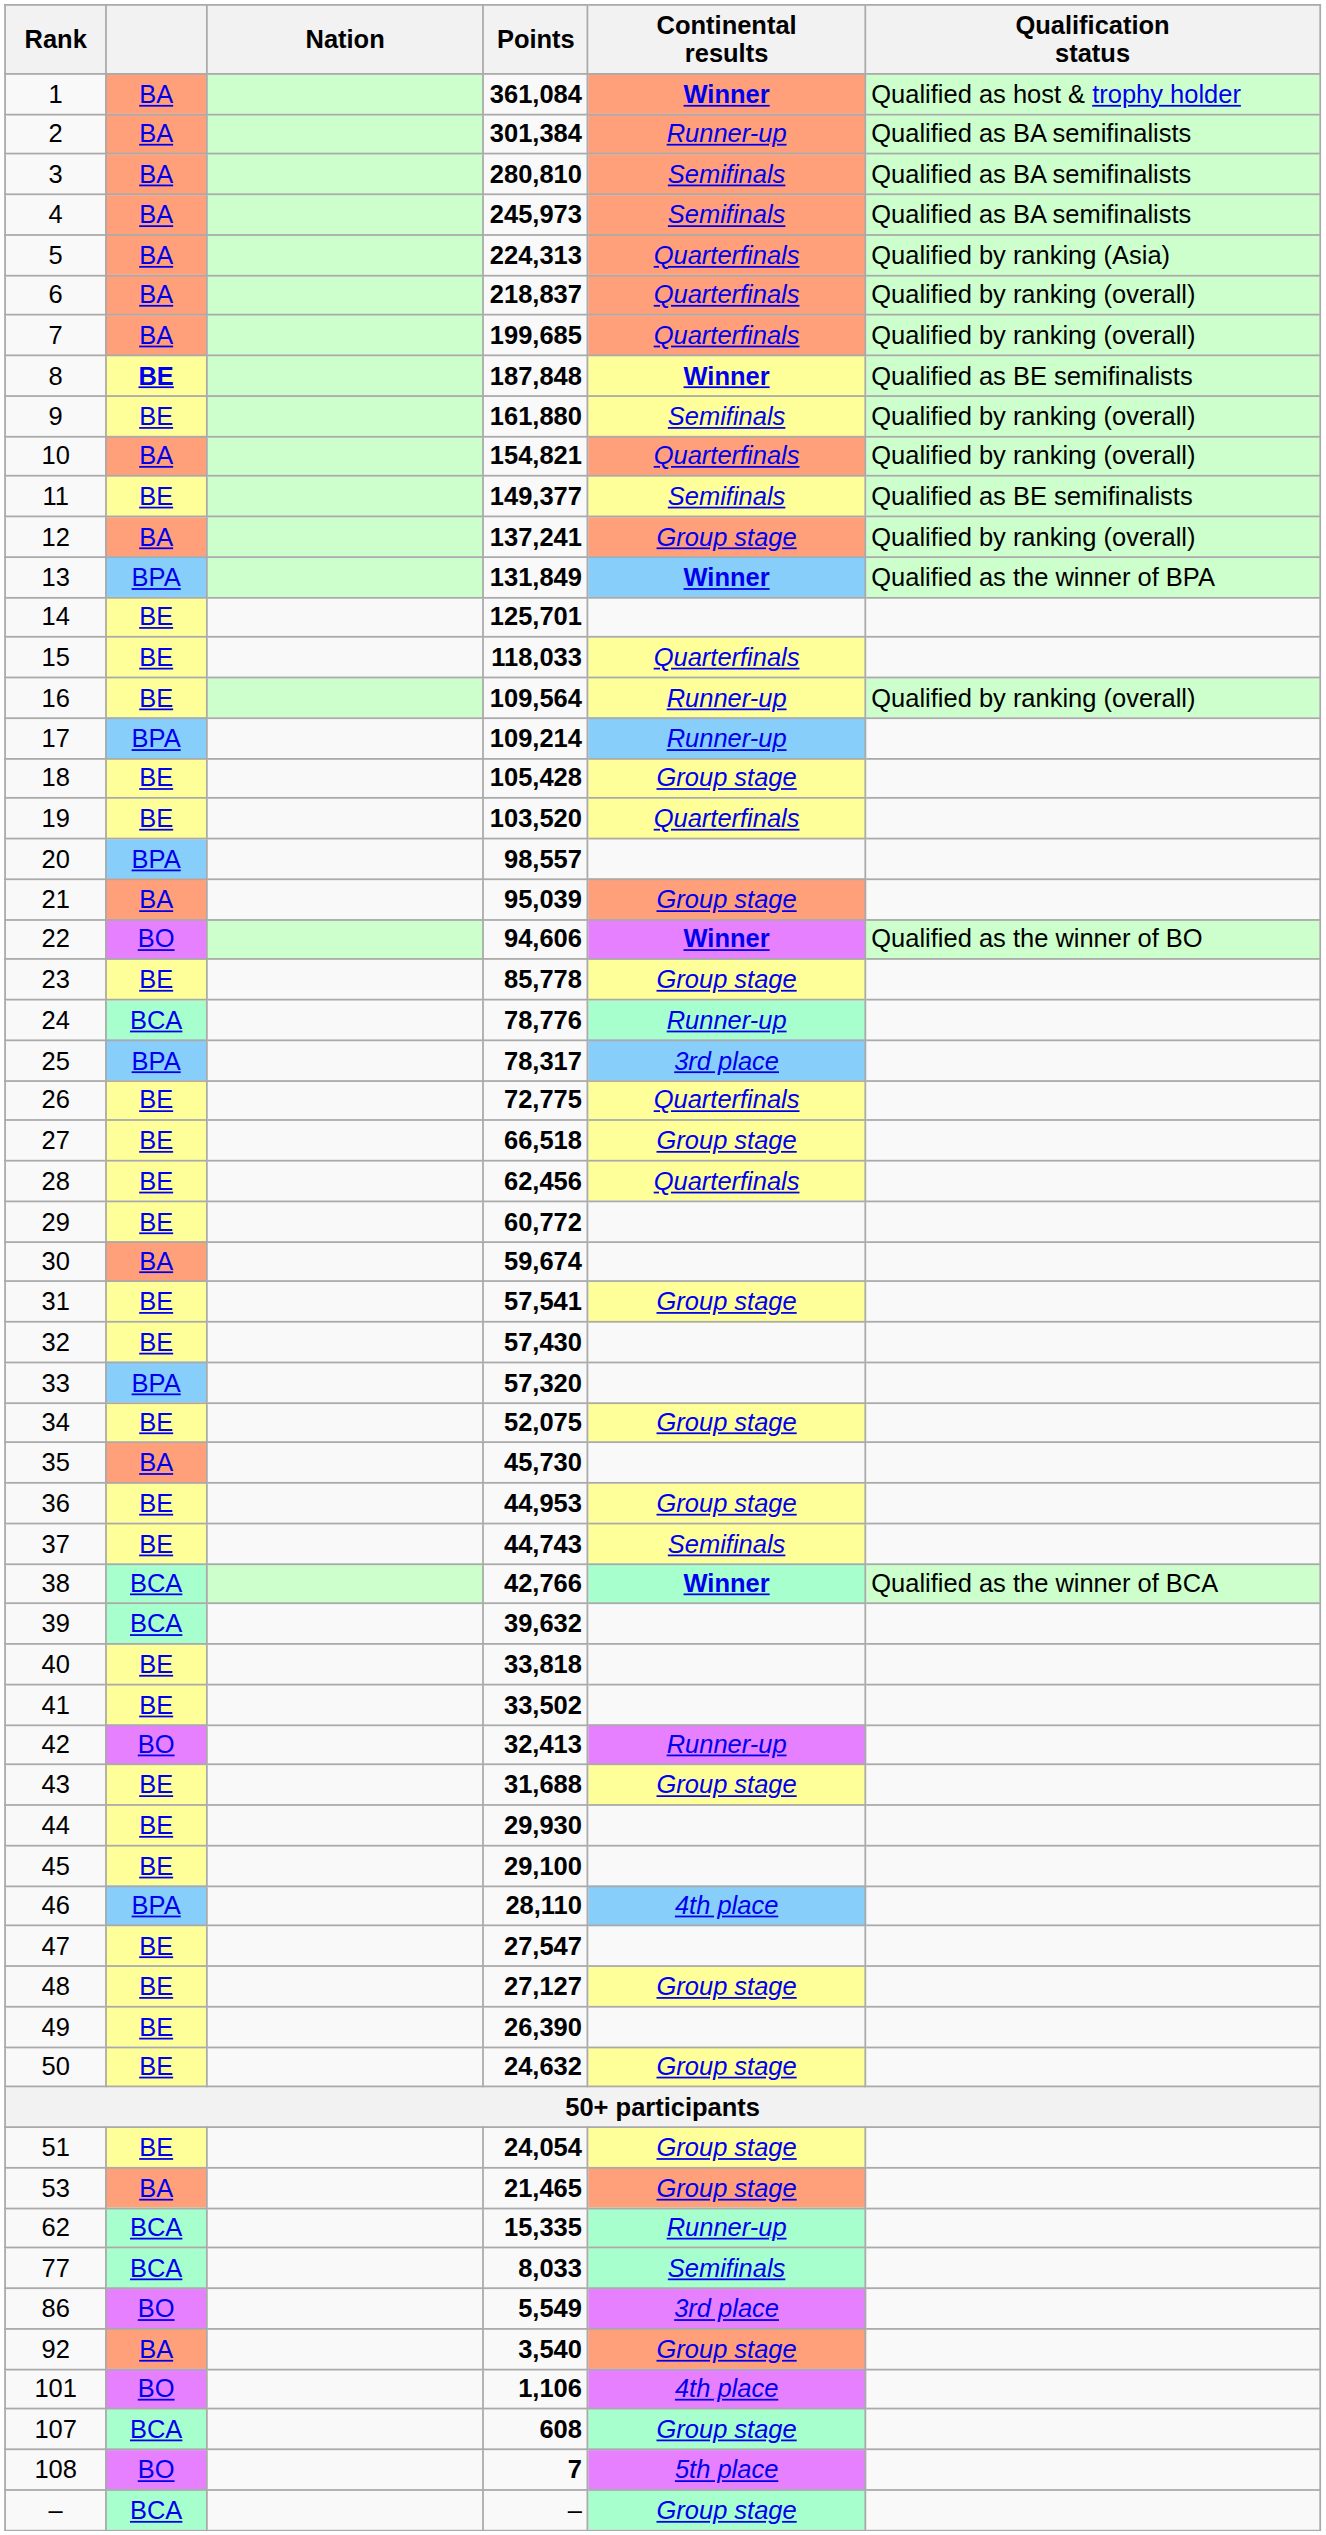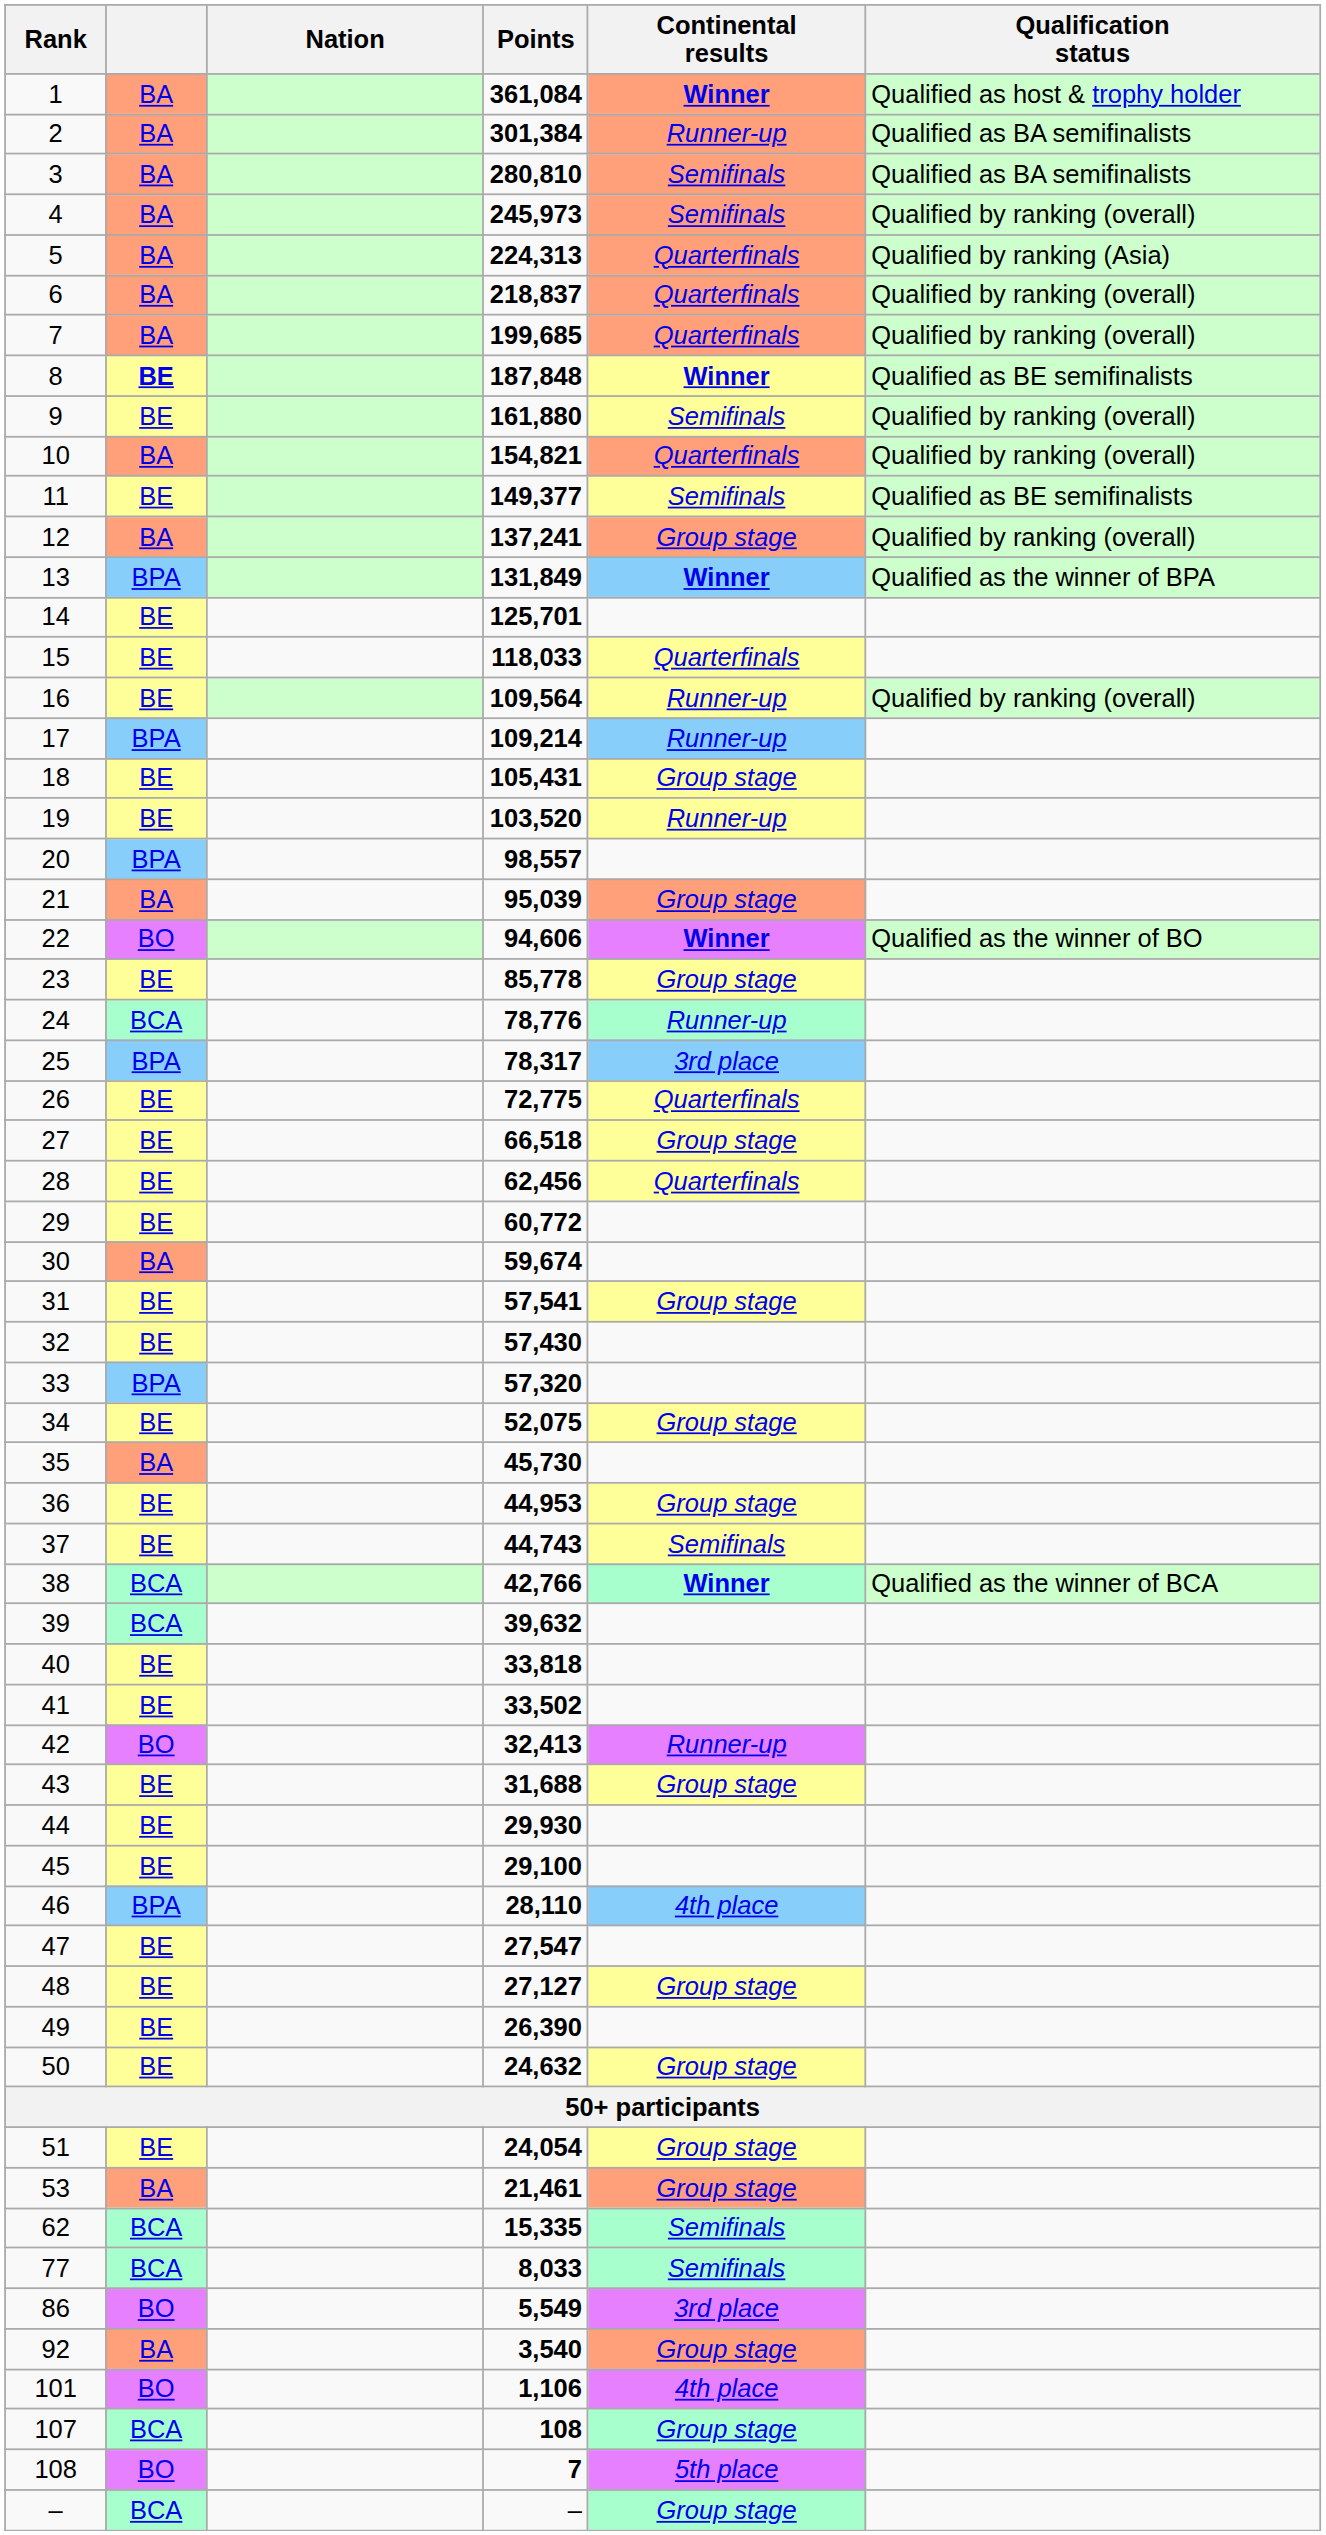(1031, 214) Qualified as BA semifinalists -> (1033, 214) Qualified by ranking (overall)
(536, 778) 105,428 -> (536, 778) 105,431
(727, 818) Quarterfinals -> (727, 818) Runner-up
(543, 2188) 21,465 -> (543, 2188) 21,461
(727, 2228) Runner-up -> (727, 2228) Semifinals
(561, 2429) 608 -> (561, 2429) 108
